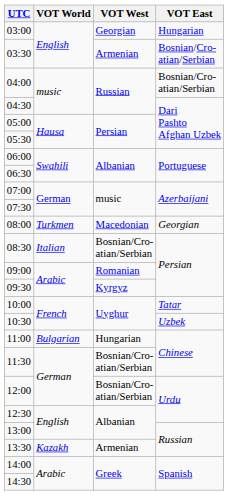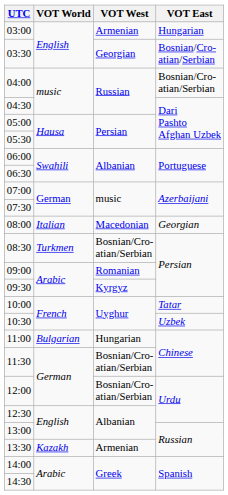(115, 30) Georgian -> (117, 30) Armenian
(117, 53) Armenian -> (115, 53) Georgian
(55, 224) Turkmen -> (50, 224) Italian
(50, 247) Italian -> (55, 247) Turkmen
